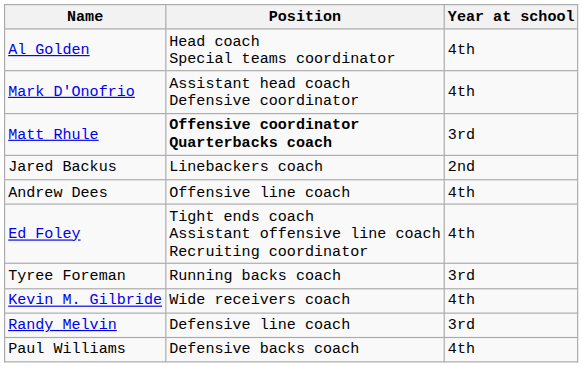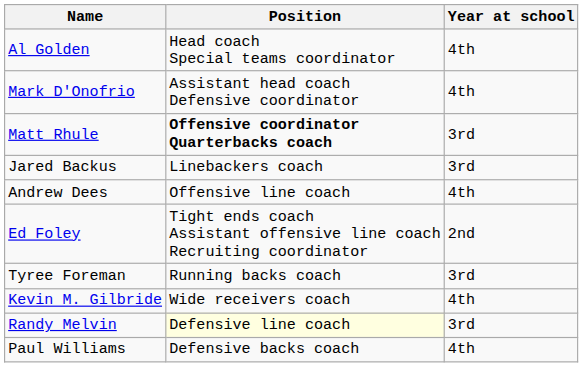(461, 167) 2nd -> (461, 167) 3rd
(461, 234) 4th -> (461, 234) 2nd
(260, 325) no background -> (260, 325) lightyellow background
